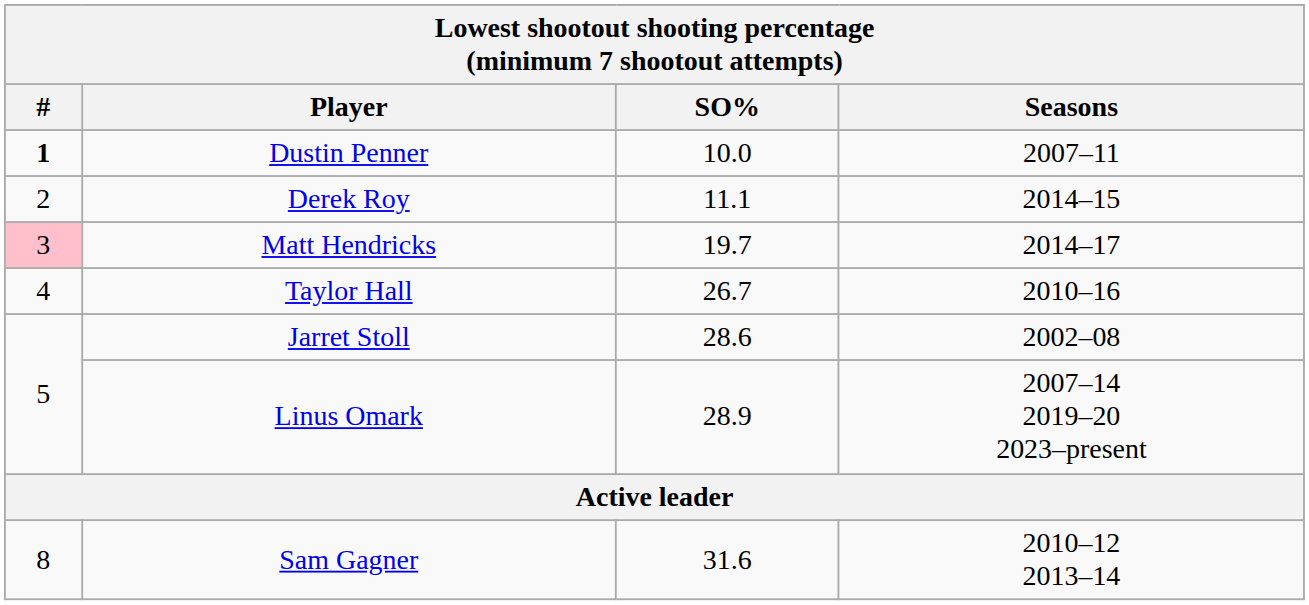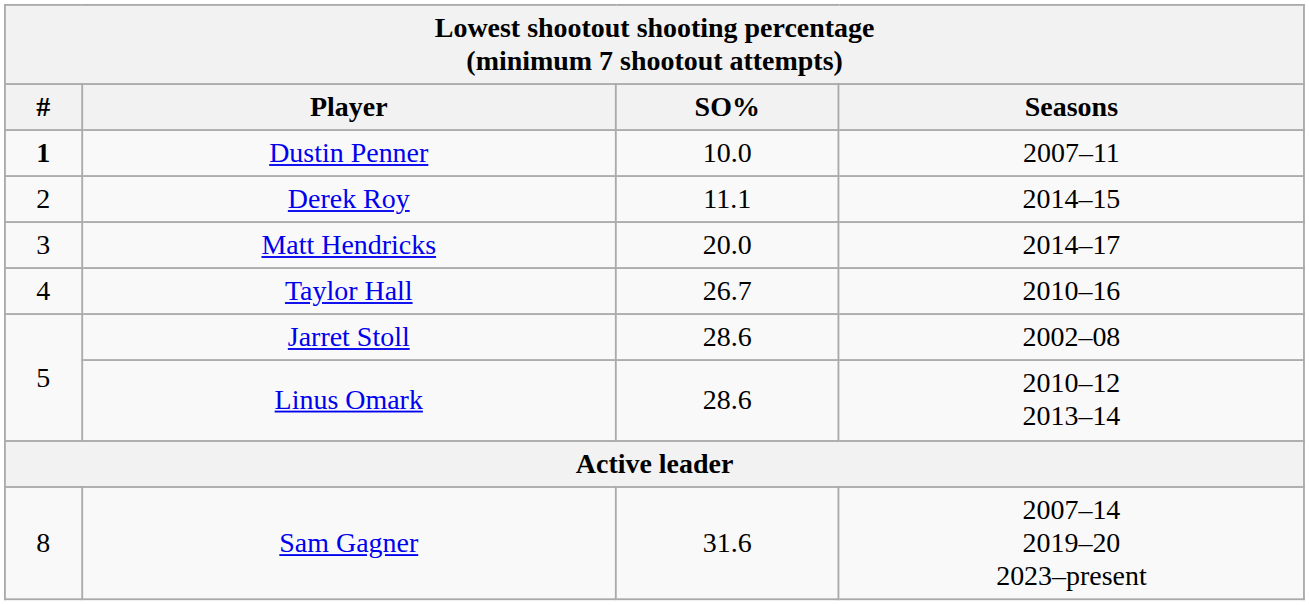(43, 245) pink background -> (43, 245) no background
(727, 245) 19.7 -> (727, 245) 20.0
(727, 416) 28.9 -> (727, 400) 28.6
(1071, 416) 2007–14 2019–20 2023–present -> (1071, 400) 2010–12 2013–14
(1071, 558) 2010–12 2013–14 -> (1071, 542) 2007–14 2019–20 2023–present
